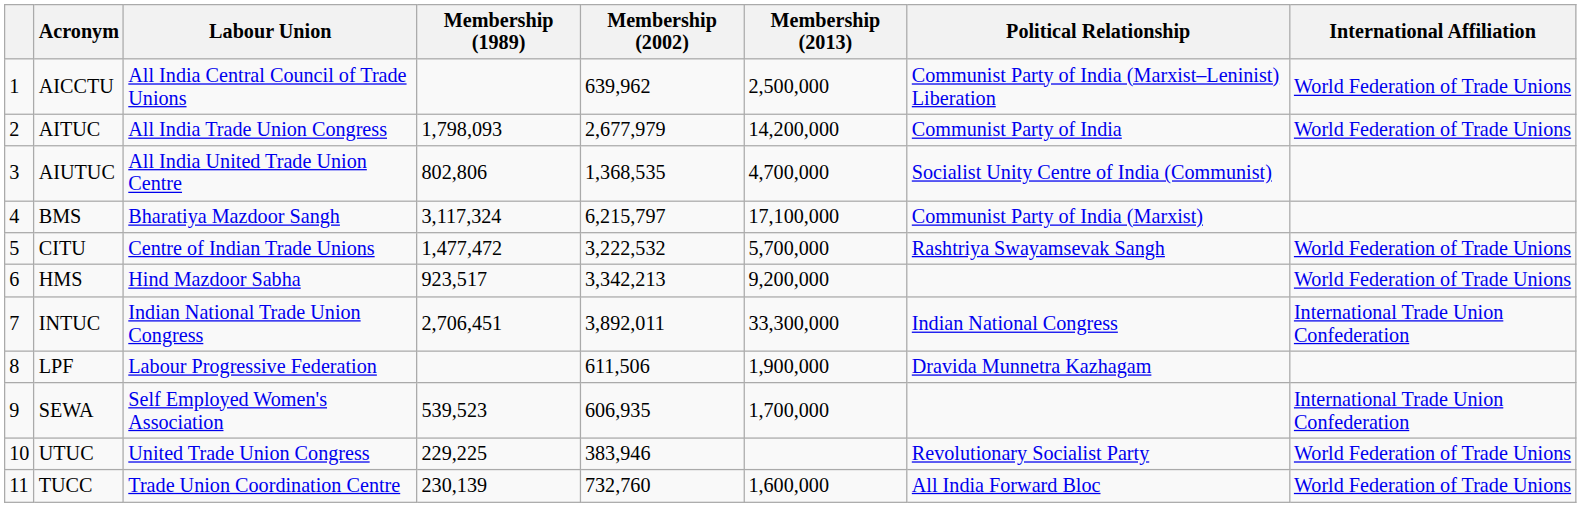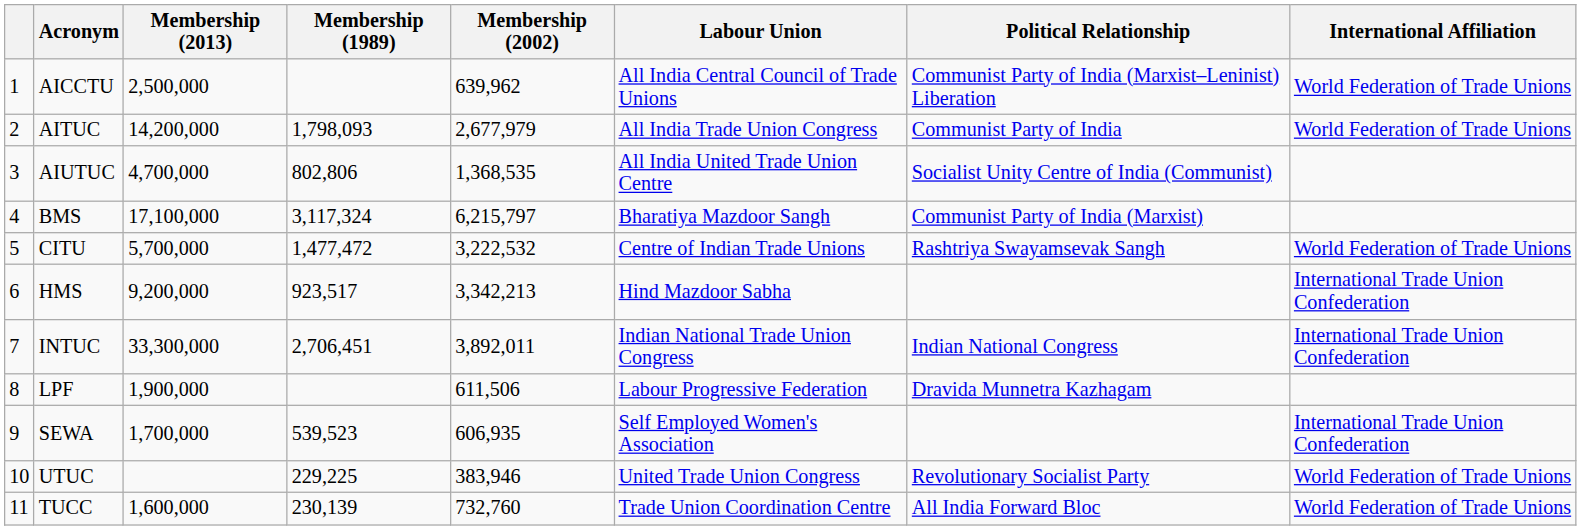columns swapped: (270, 31) <-> (825, 31)
(1433, 280) World Federation of Trade Unions -> (1399, 291) International Trade Union Confederation
